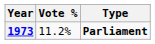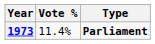(55, 31) 11.2% -> (55, 31) 11.4%
